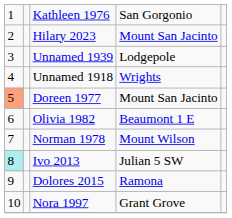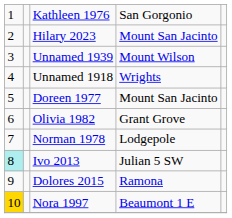(147, 56) Lodgepole -> (157, 56) Mount Wilson
(11, 98) lightsalmon background -> (11, 98) no background
(157, 118) Beaumont 1 E -> (152, 118) Grant Grove
(157, 139) Mount Wilson -> (147, 139) Lodgepole
(14, 202) no background -> (14, 202) gold background
(152, 202) Grant Grove -> (157, 202) Beaumont 1 E
